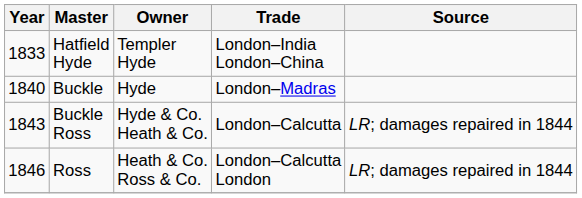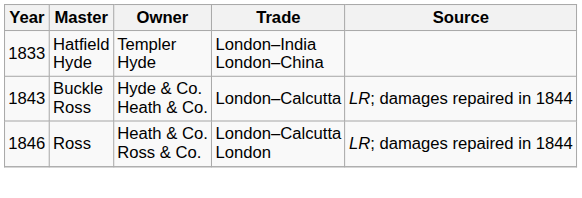- row: (78, 89)
